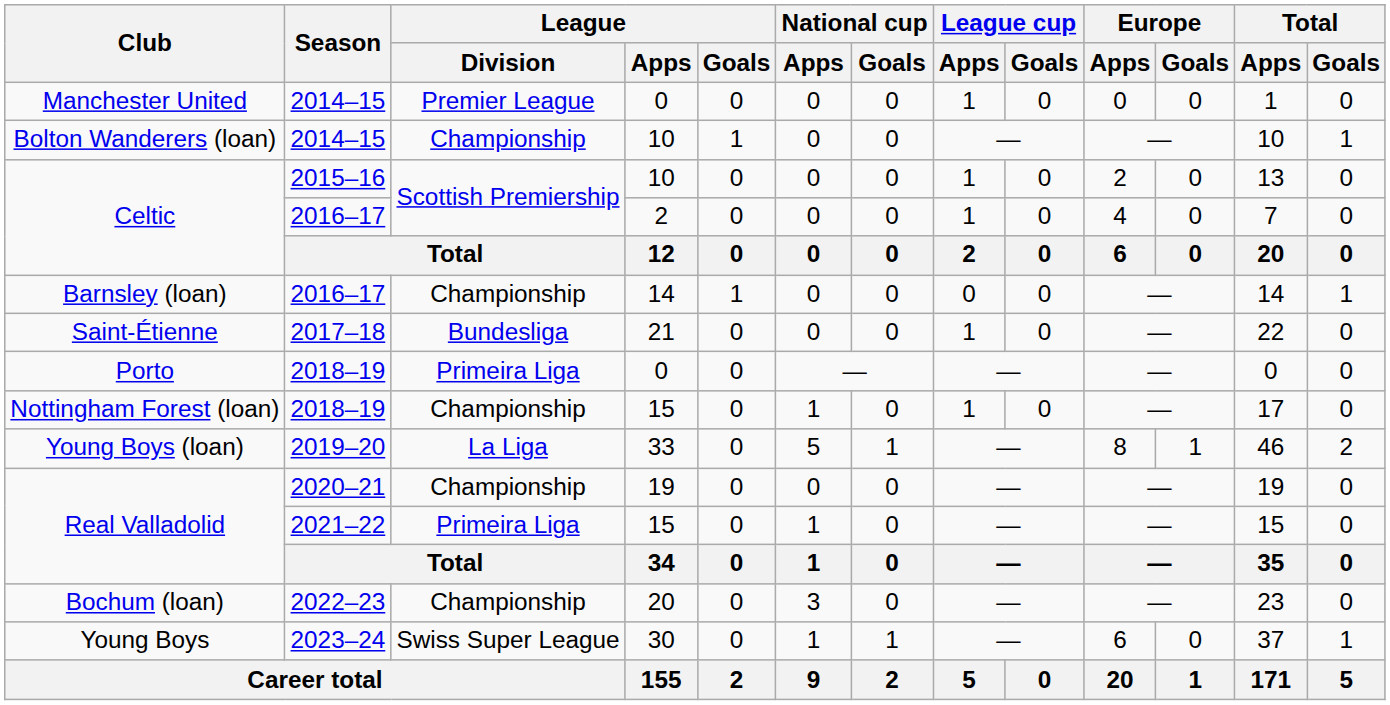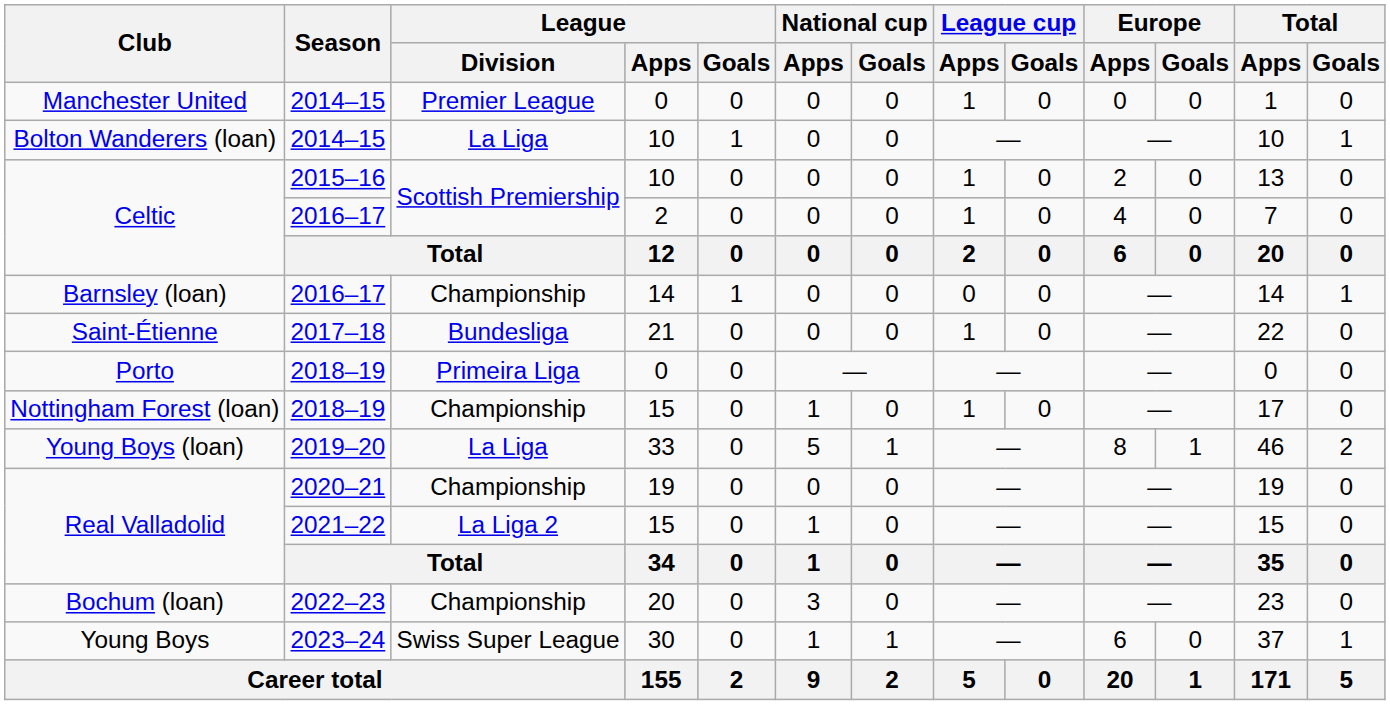(508, 139) Championship -> (508, 139) La Liga
(508, 525) Primeira Liga -> (508, 525) La Liga 2
